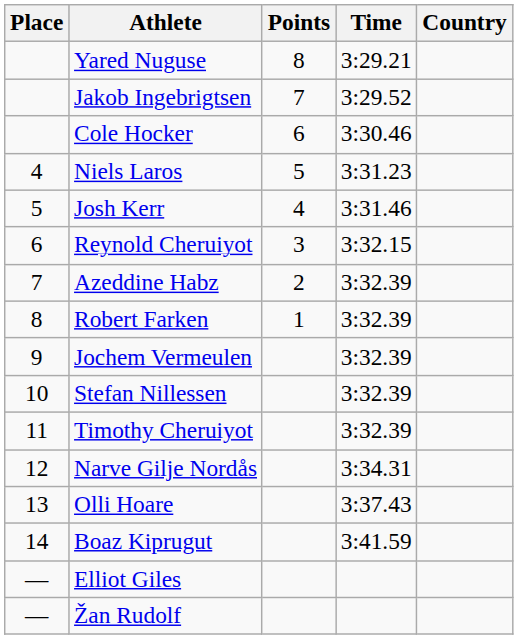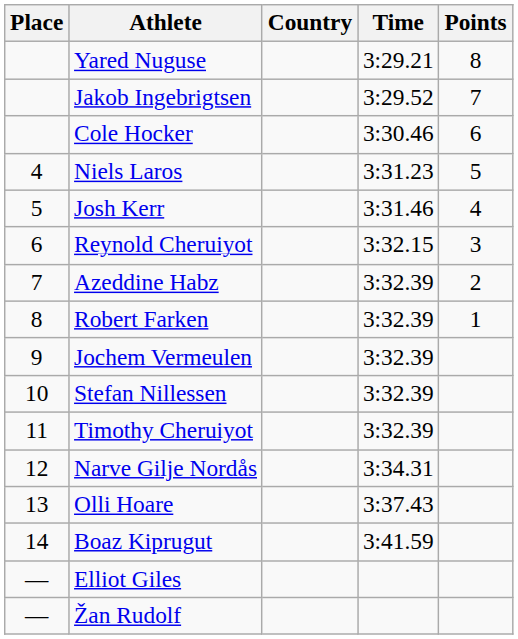columns swapped: (465, 23) <-> (299, 23)
